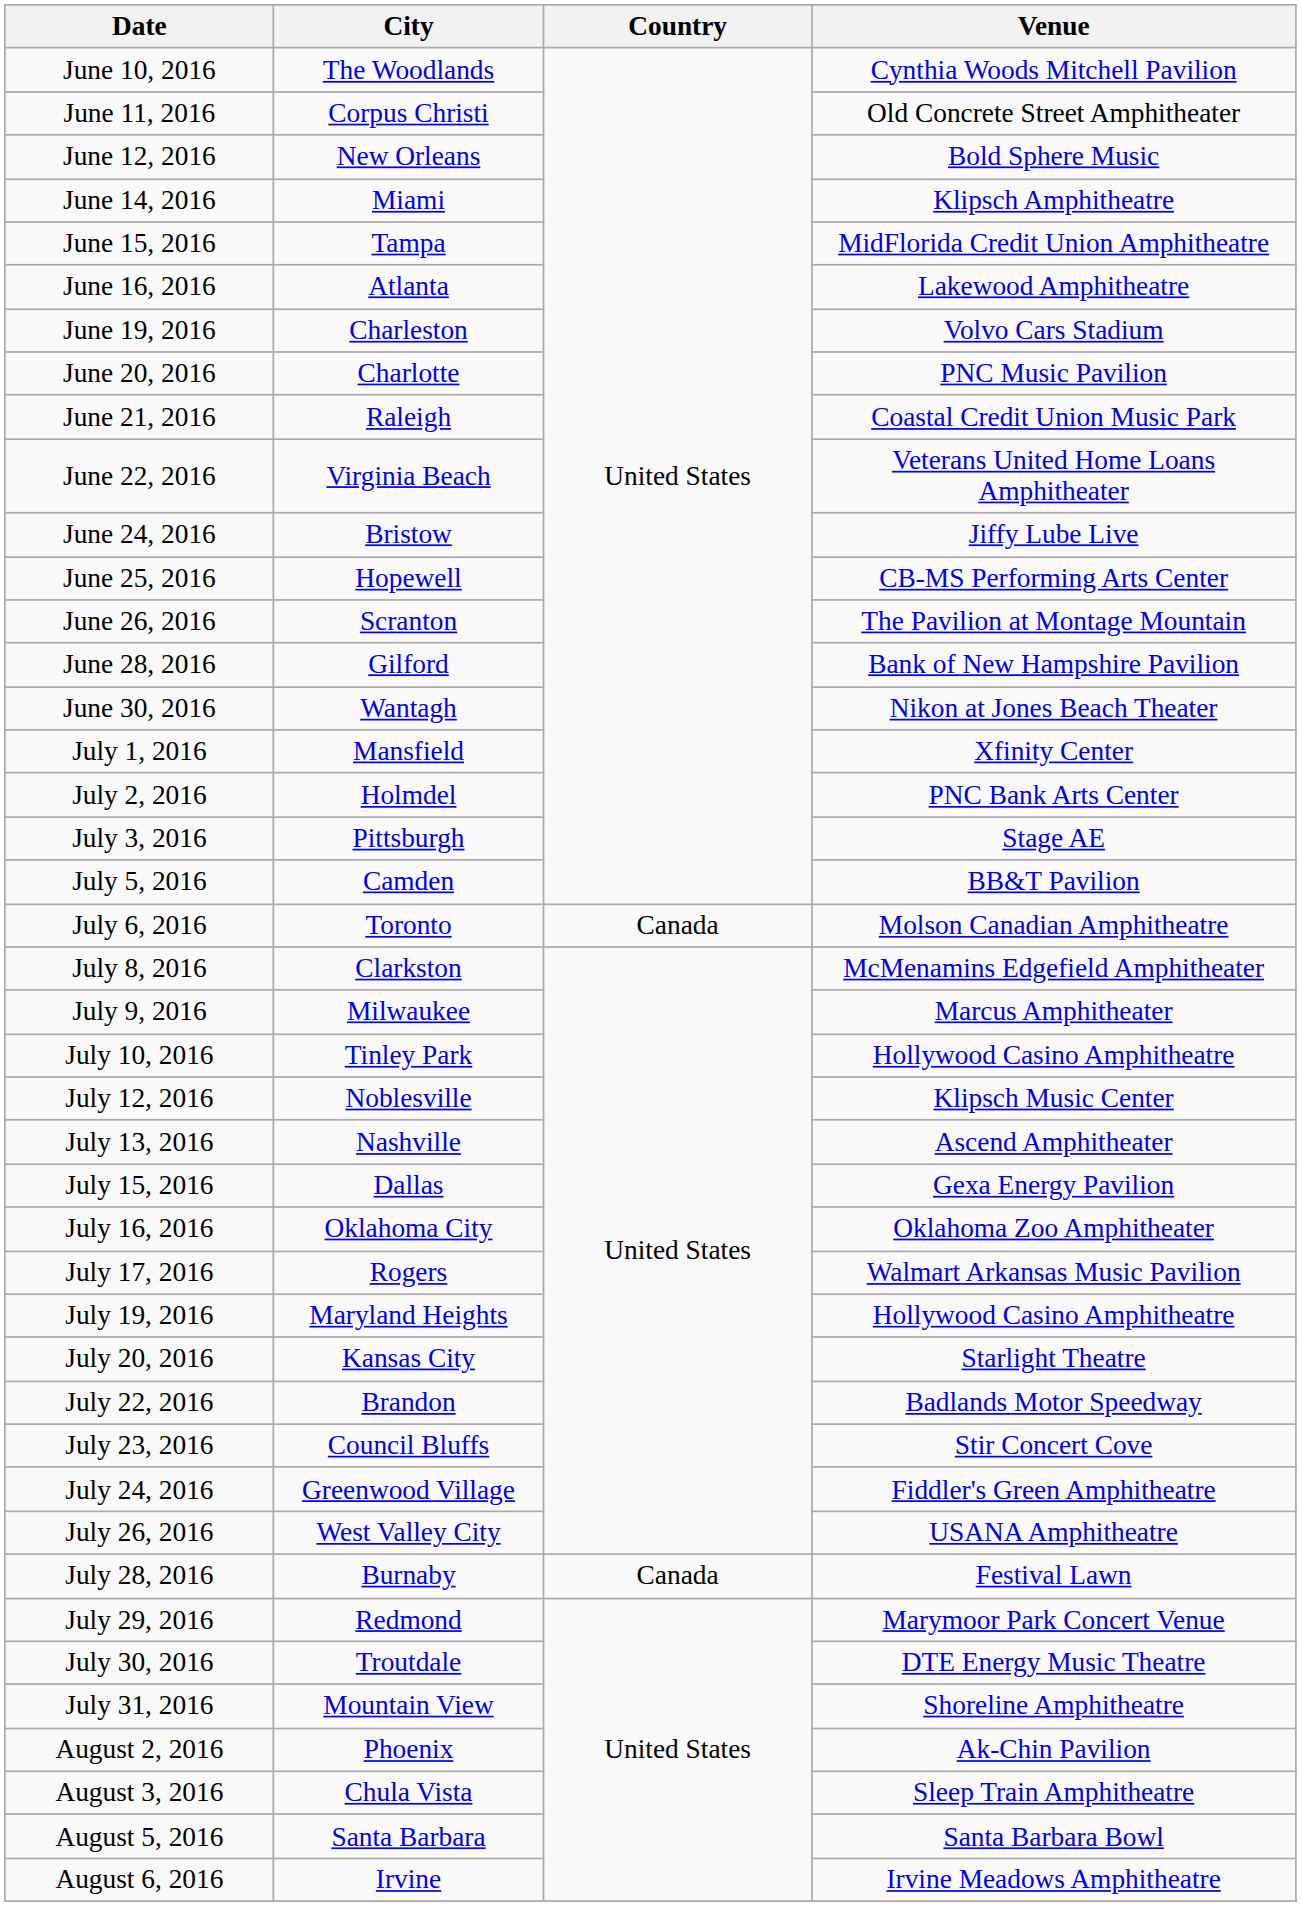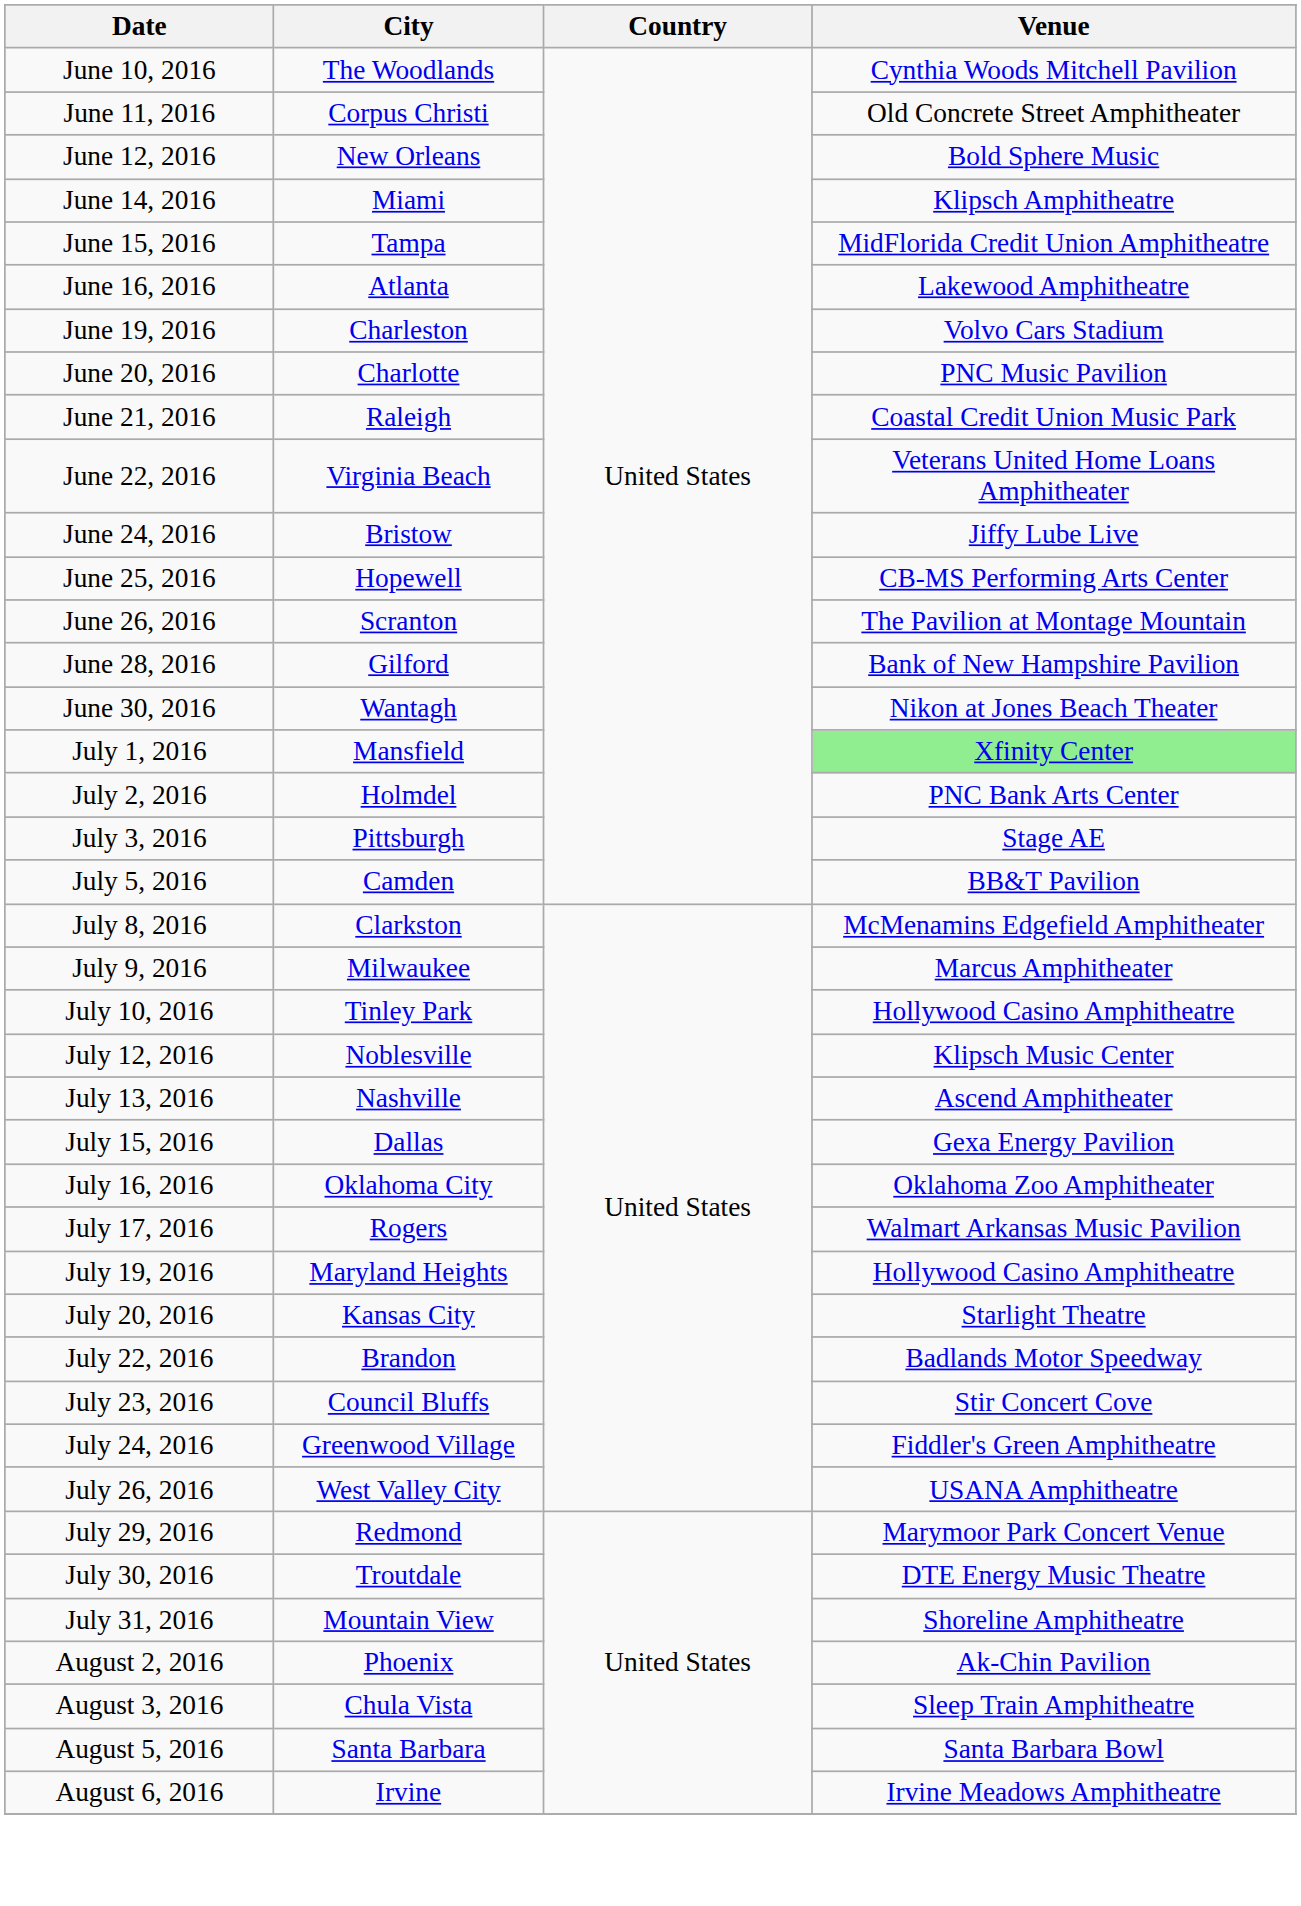(1054, 751) no background -> (1054, 751) lightgreen background
- row: (139, 924)
- row: (139, 1575)
